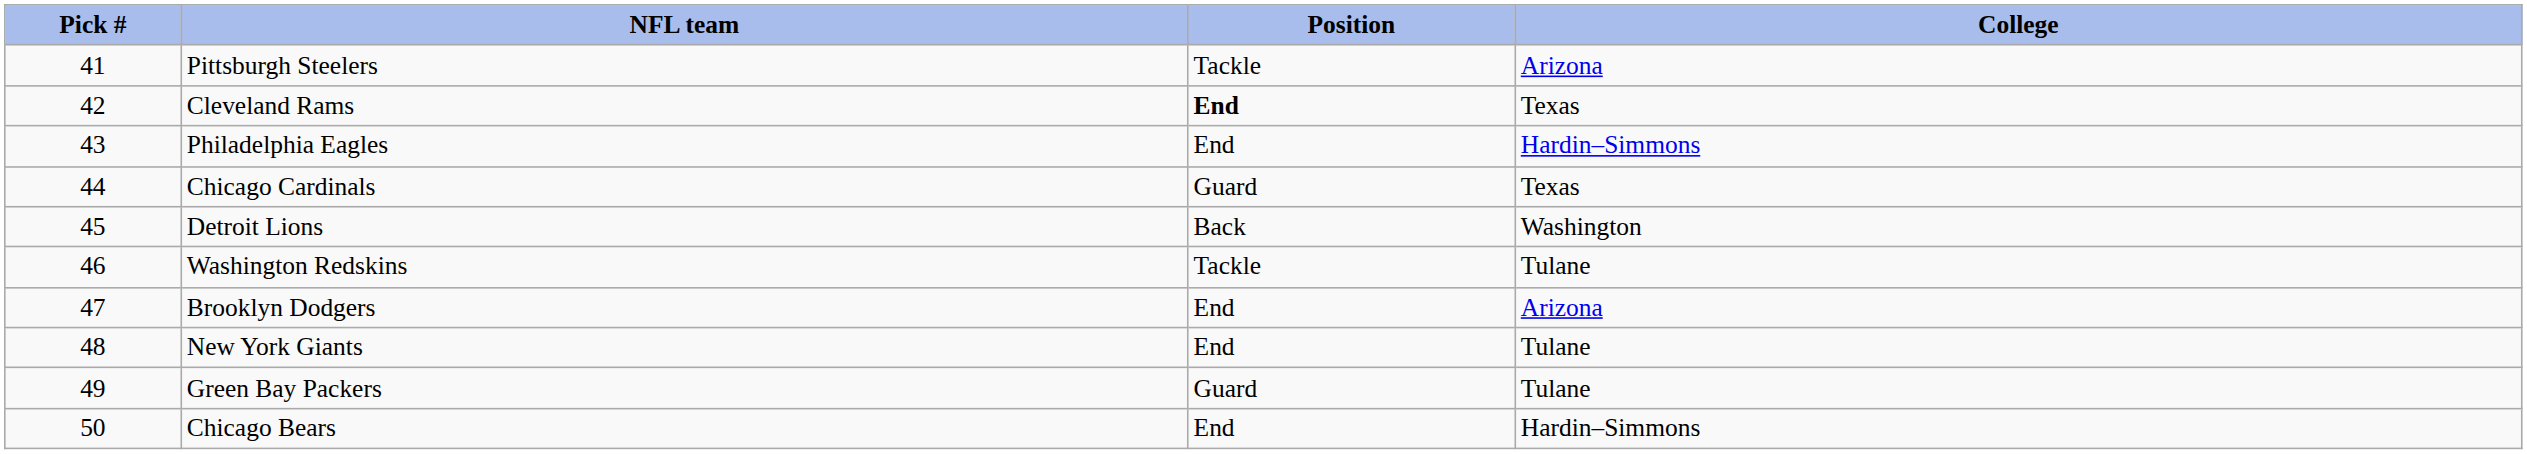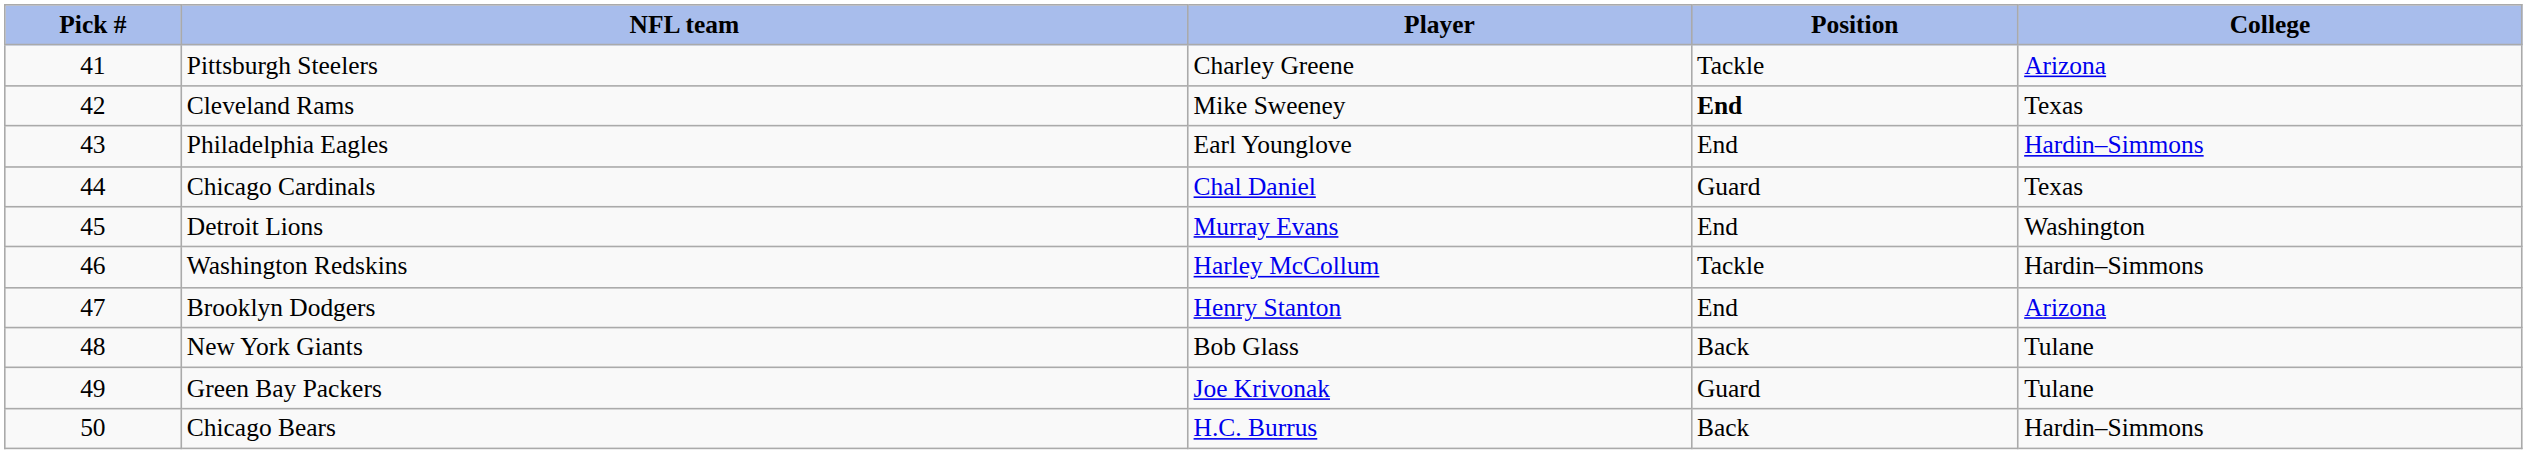+ column: (1439, 24)
(1220, 226) Back -> (1717, 226) End
(1556, 266) Tulane -> (2114, 266) Hardin–Simmons
(1214, 347) End -> (1723, 347) Back
(1214, 428) End -> (1723, 428) Back
